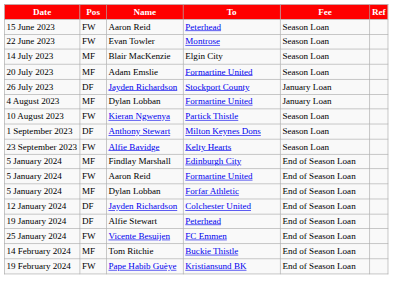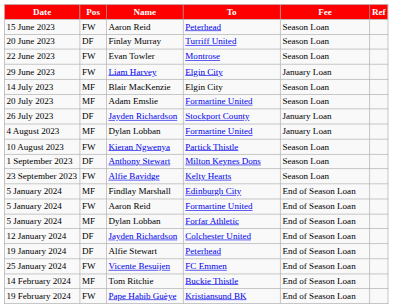+ row: (31, 42)
+ row: (31, 72)
